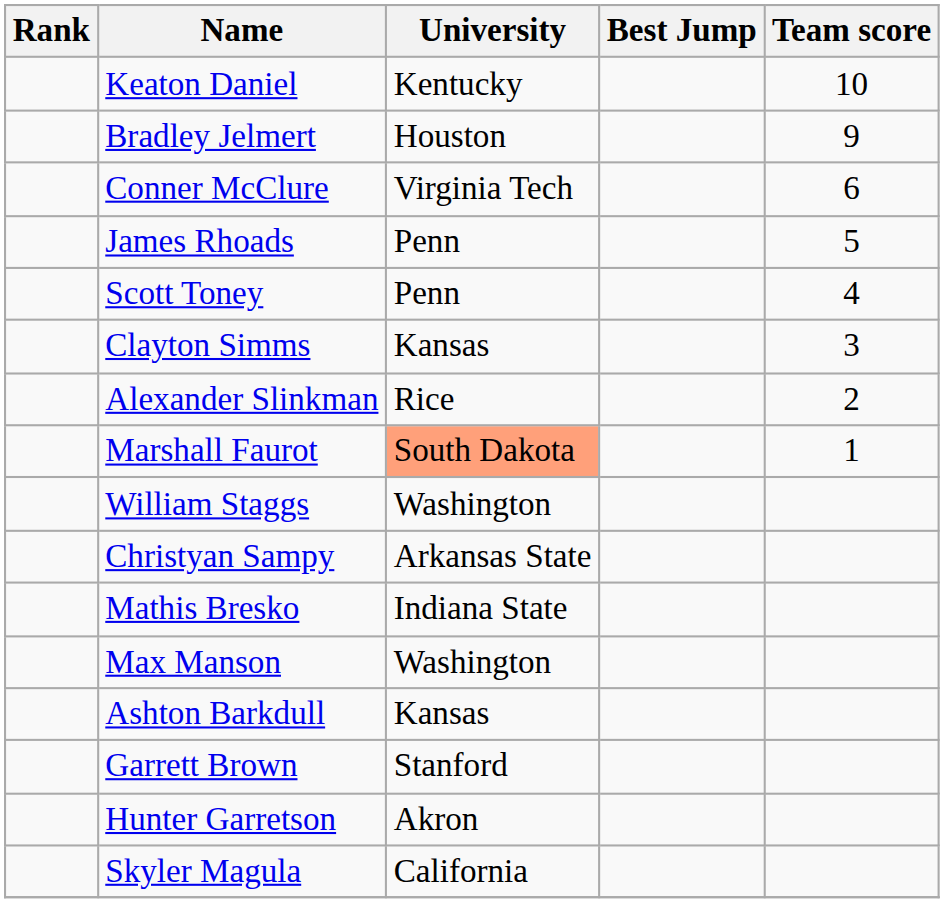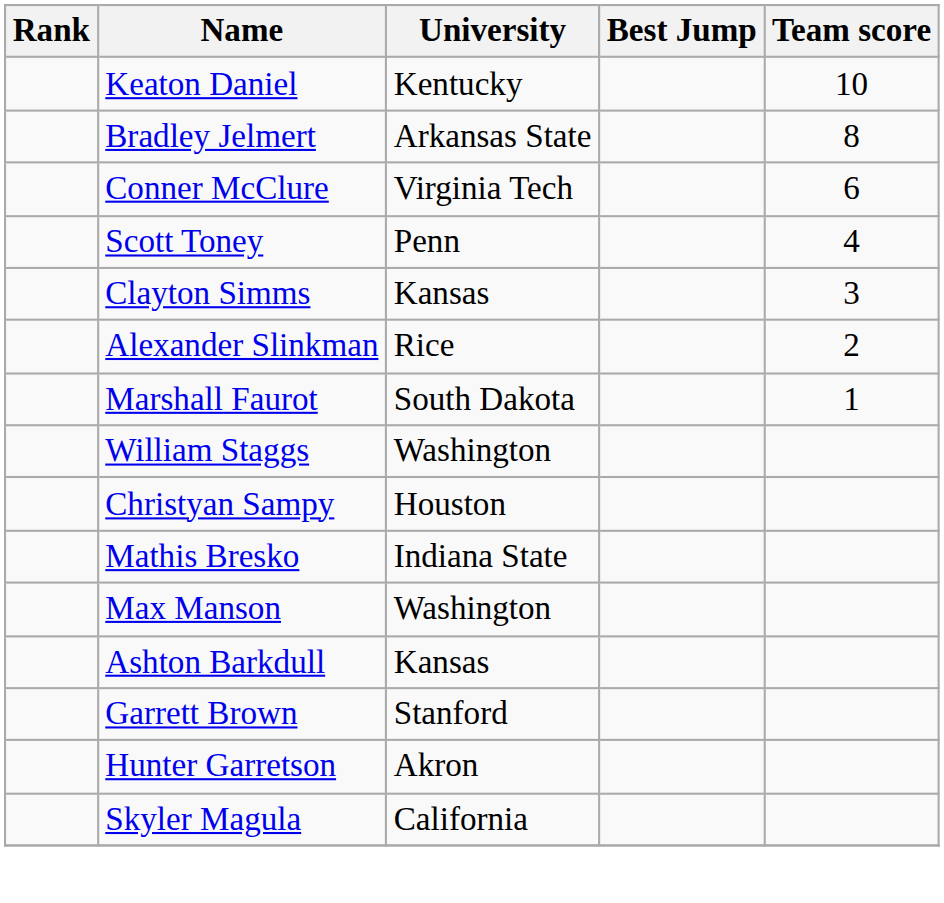(450, 135) Houston -> (493, 135) Arkansas State
(852, 135) 9 -> (852, 135) 8
- row: (200, 240)
(484, 450) lightsalmon background -> (484, 398) no background
(493, 556) Arkansas State -> (450, 503) Houston
